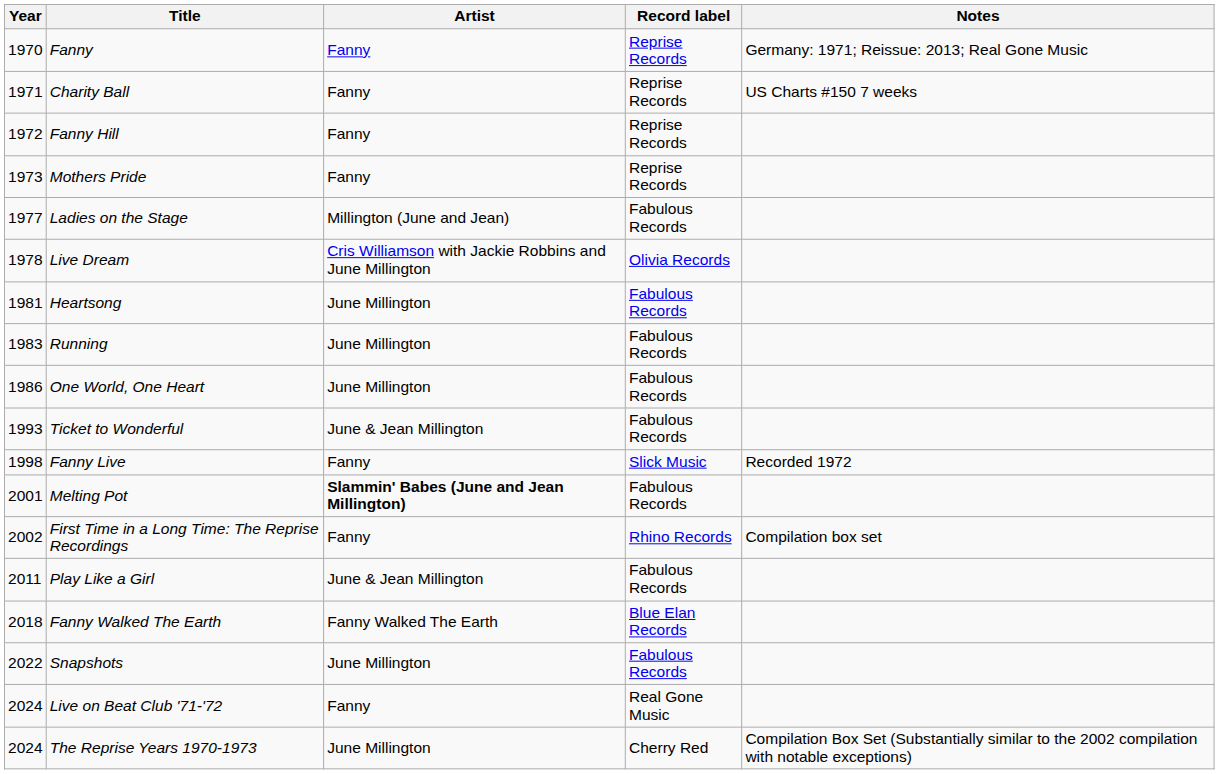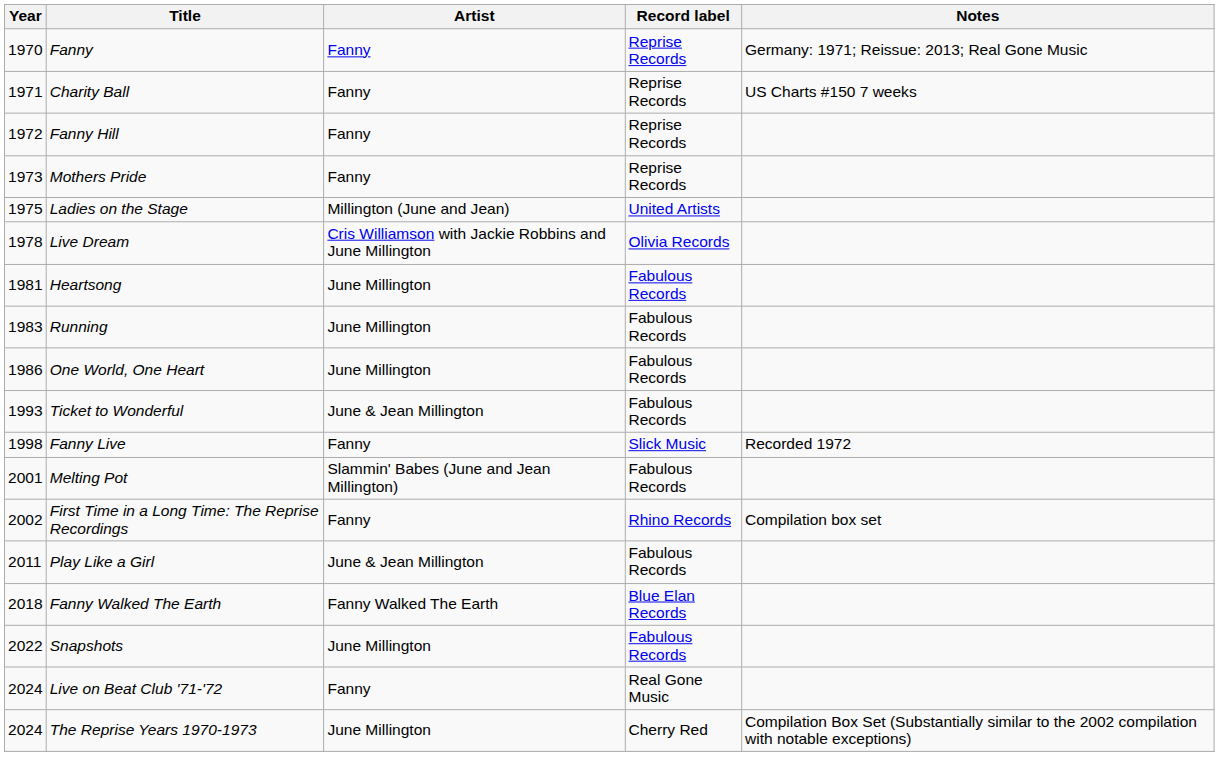(25, 218) 1977 -> (25, 209) 1975
(661, 218) Fabulous Records -> (674, 209) United Artists
(445, 495) bold -> (439, 478) normal
